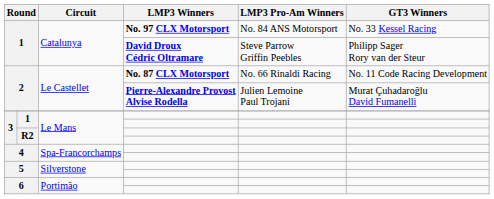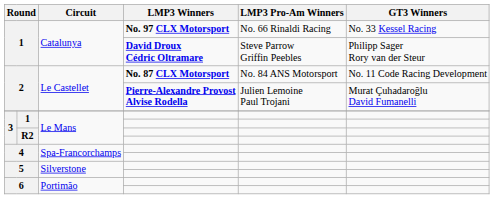(289, 28) No. 84 ANS Motorsport -> (286, 28) No. 66 Rinaldi Racing
(286, 74) No. 66 Rinaldi Racing -> (289, 74) No. 84 ANS Motorsport
